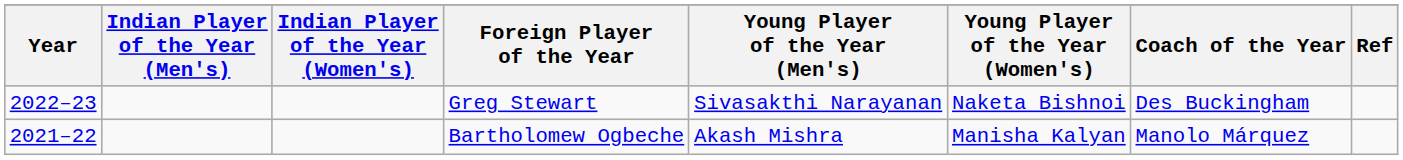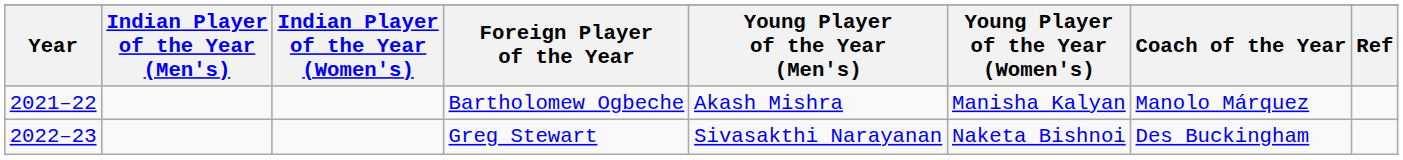rows swapped: (566, 137) <-> (523, 103)
